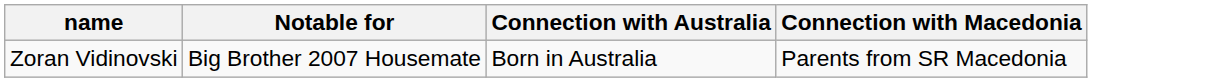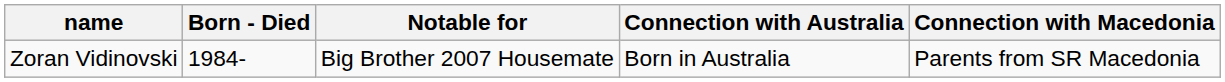+ column: (249, 22)
